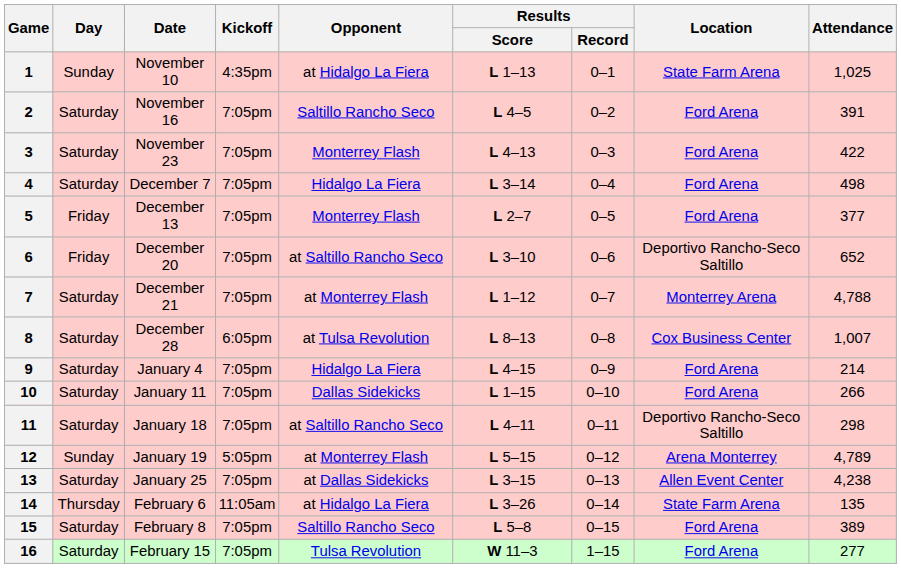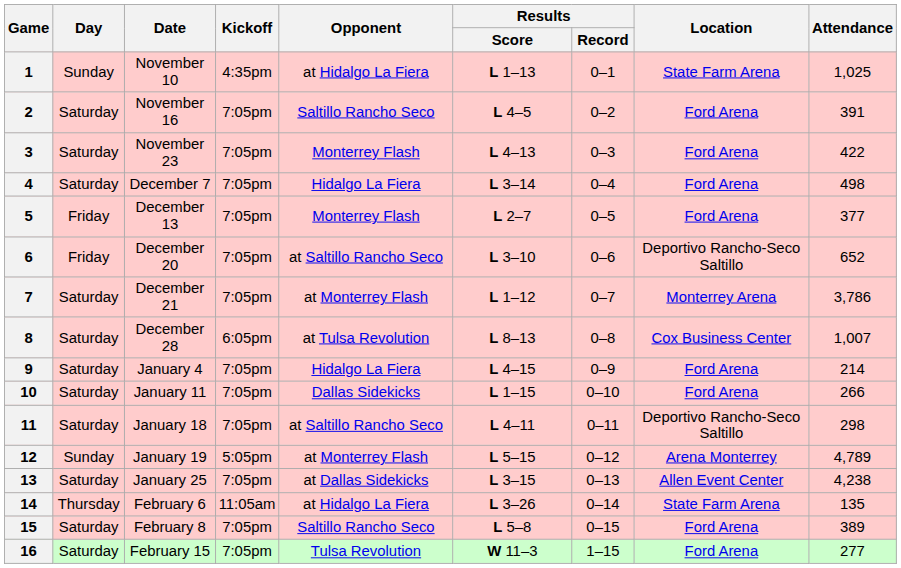(852, 297) 4,788 -> (852, 297) 3,786
